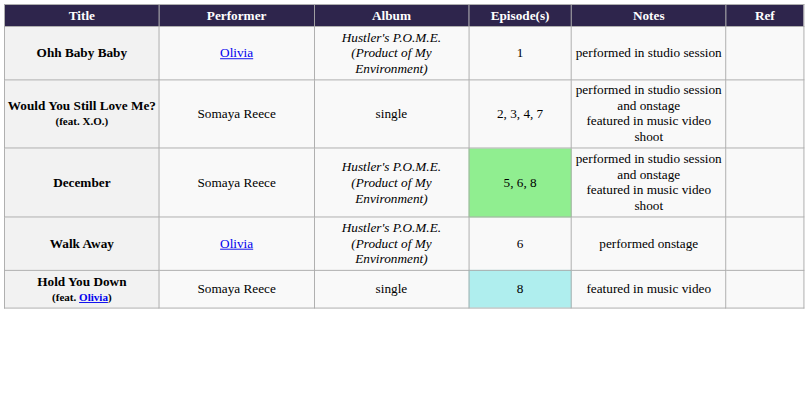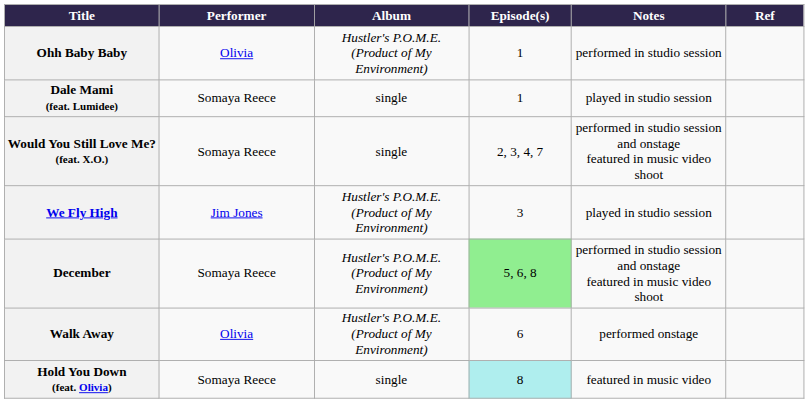+ row: (82, 98)
+ row: (82, 212)
